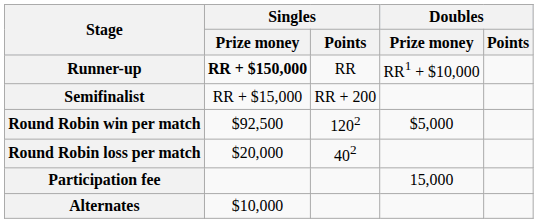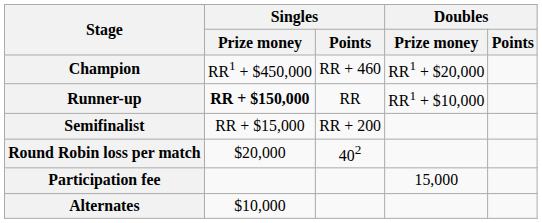+ row: (104, 69)
- row: (104, 123)
